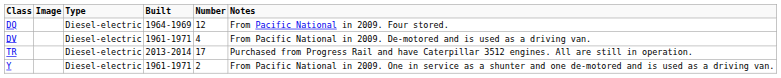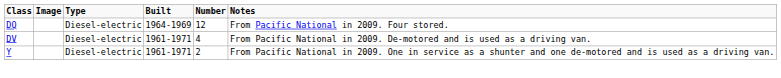- row: (11, 53)
